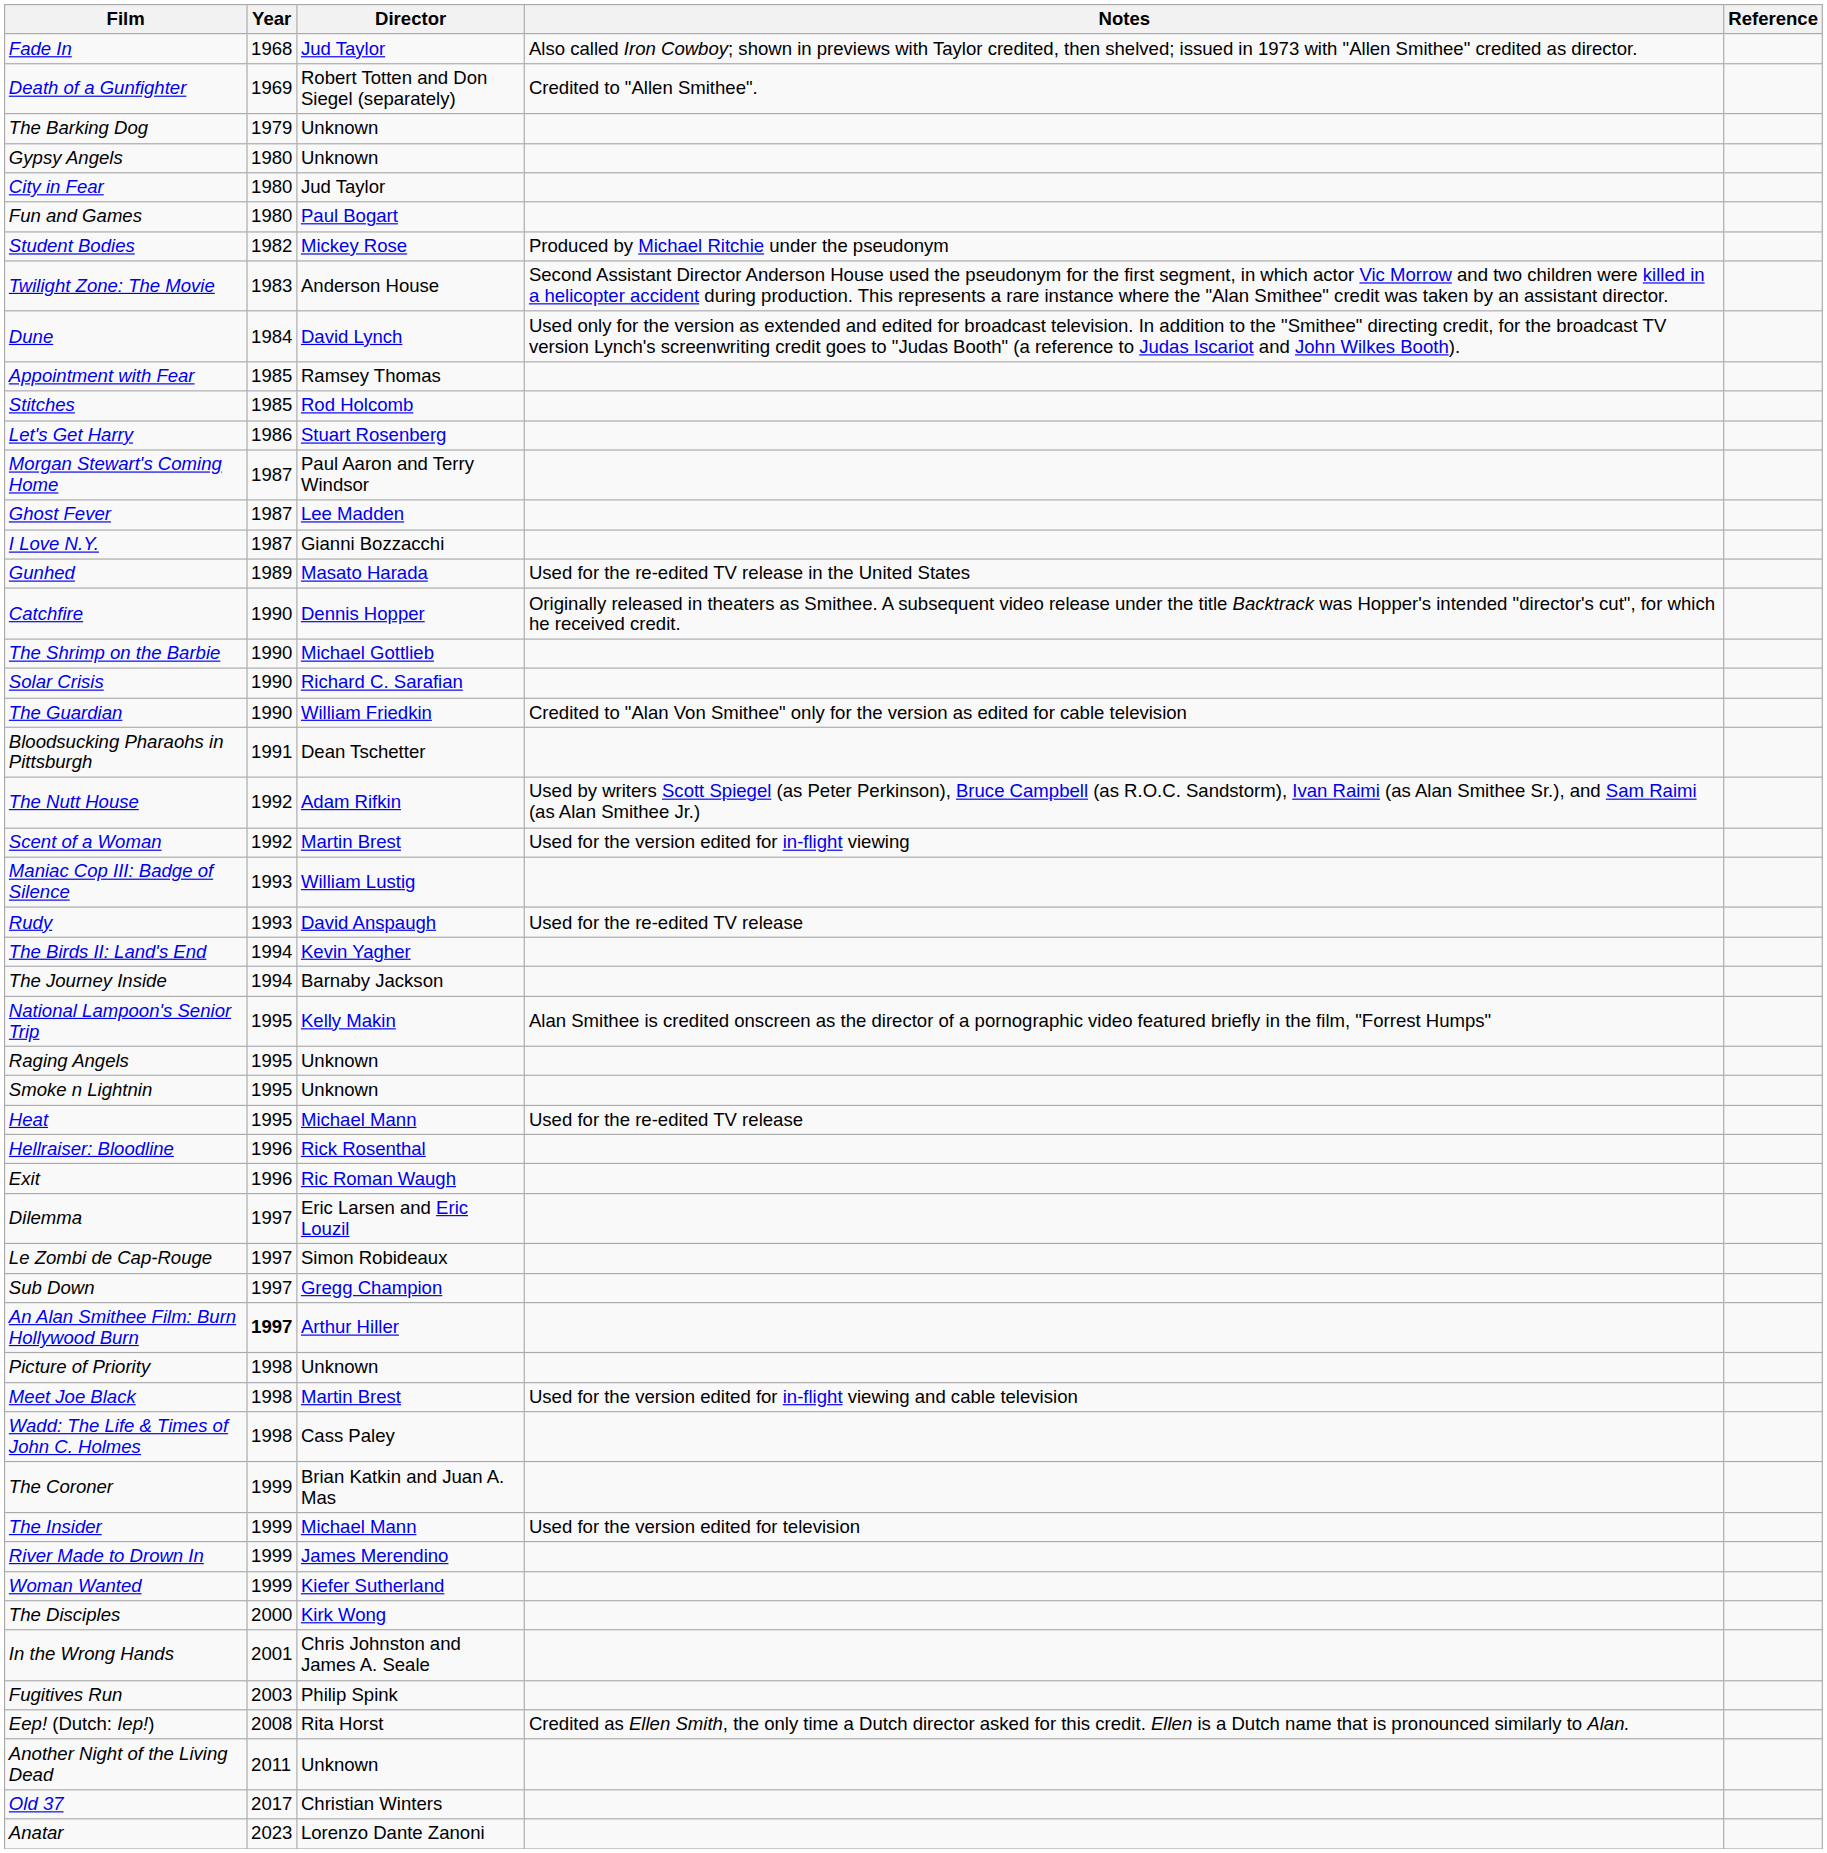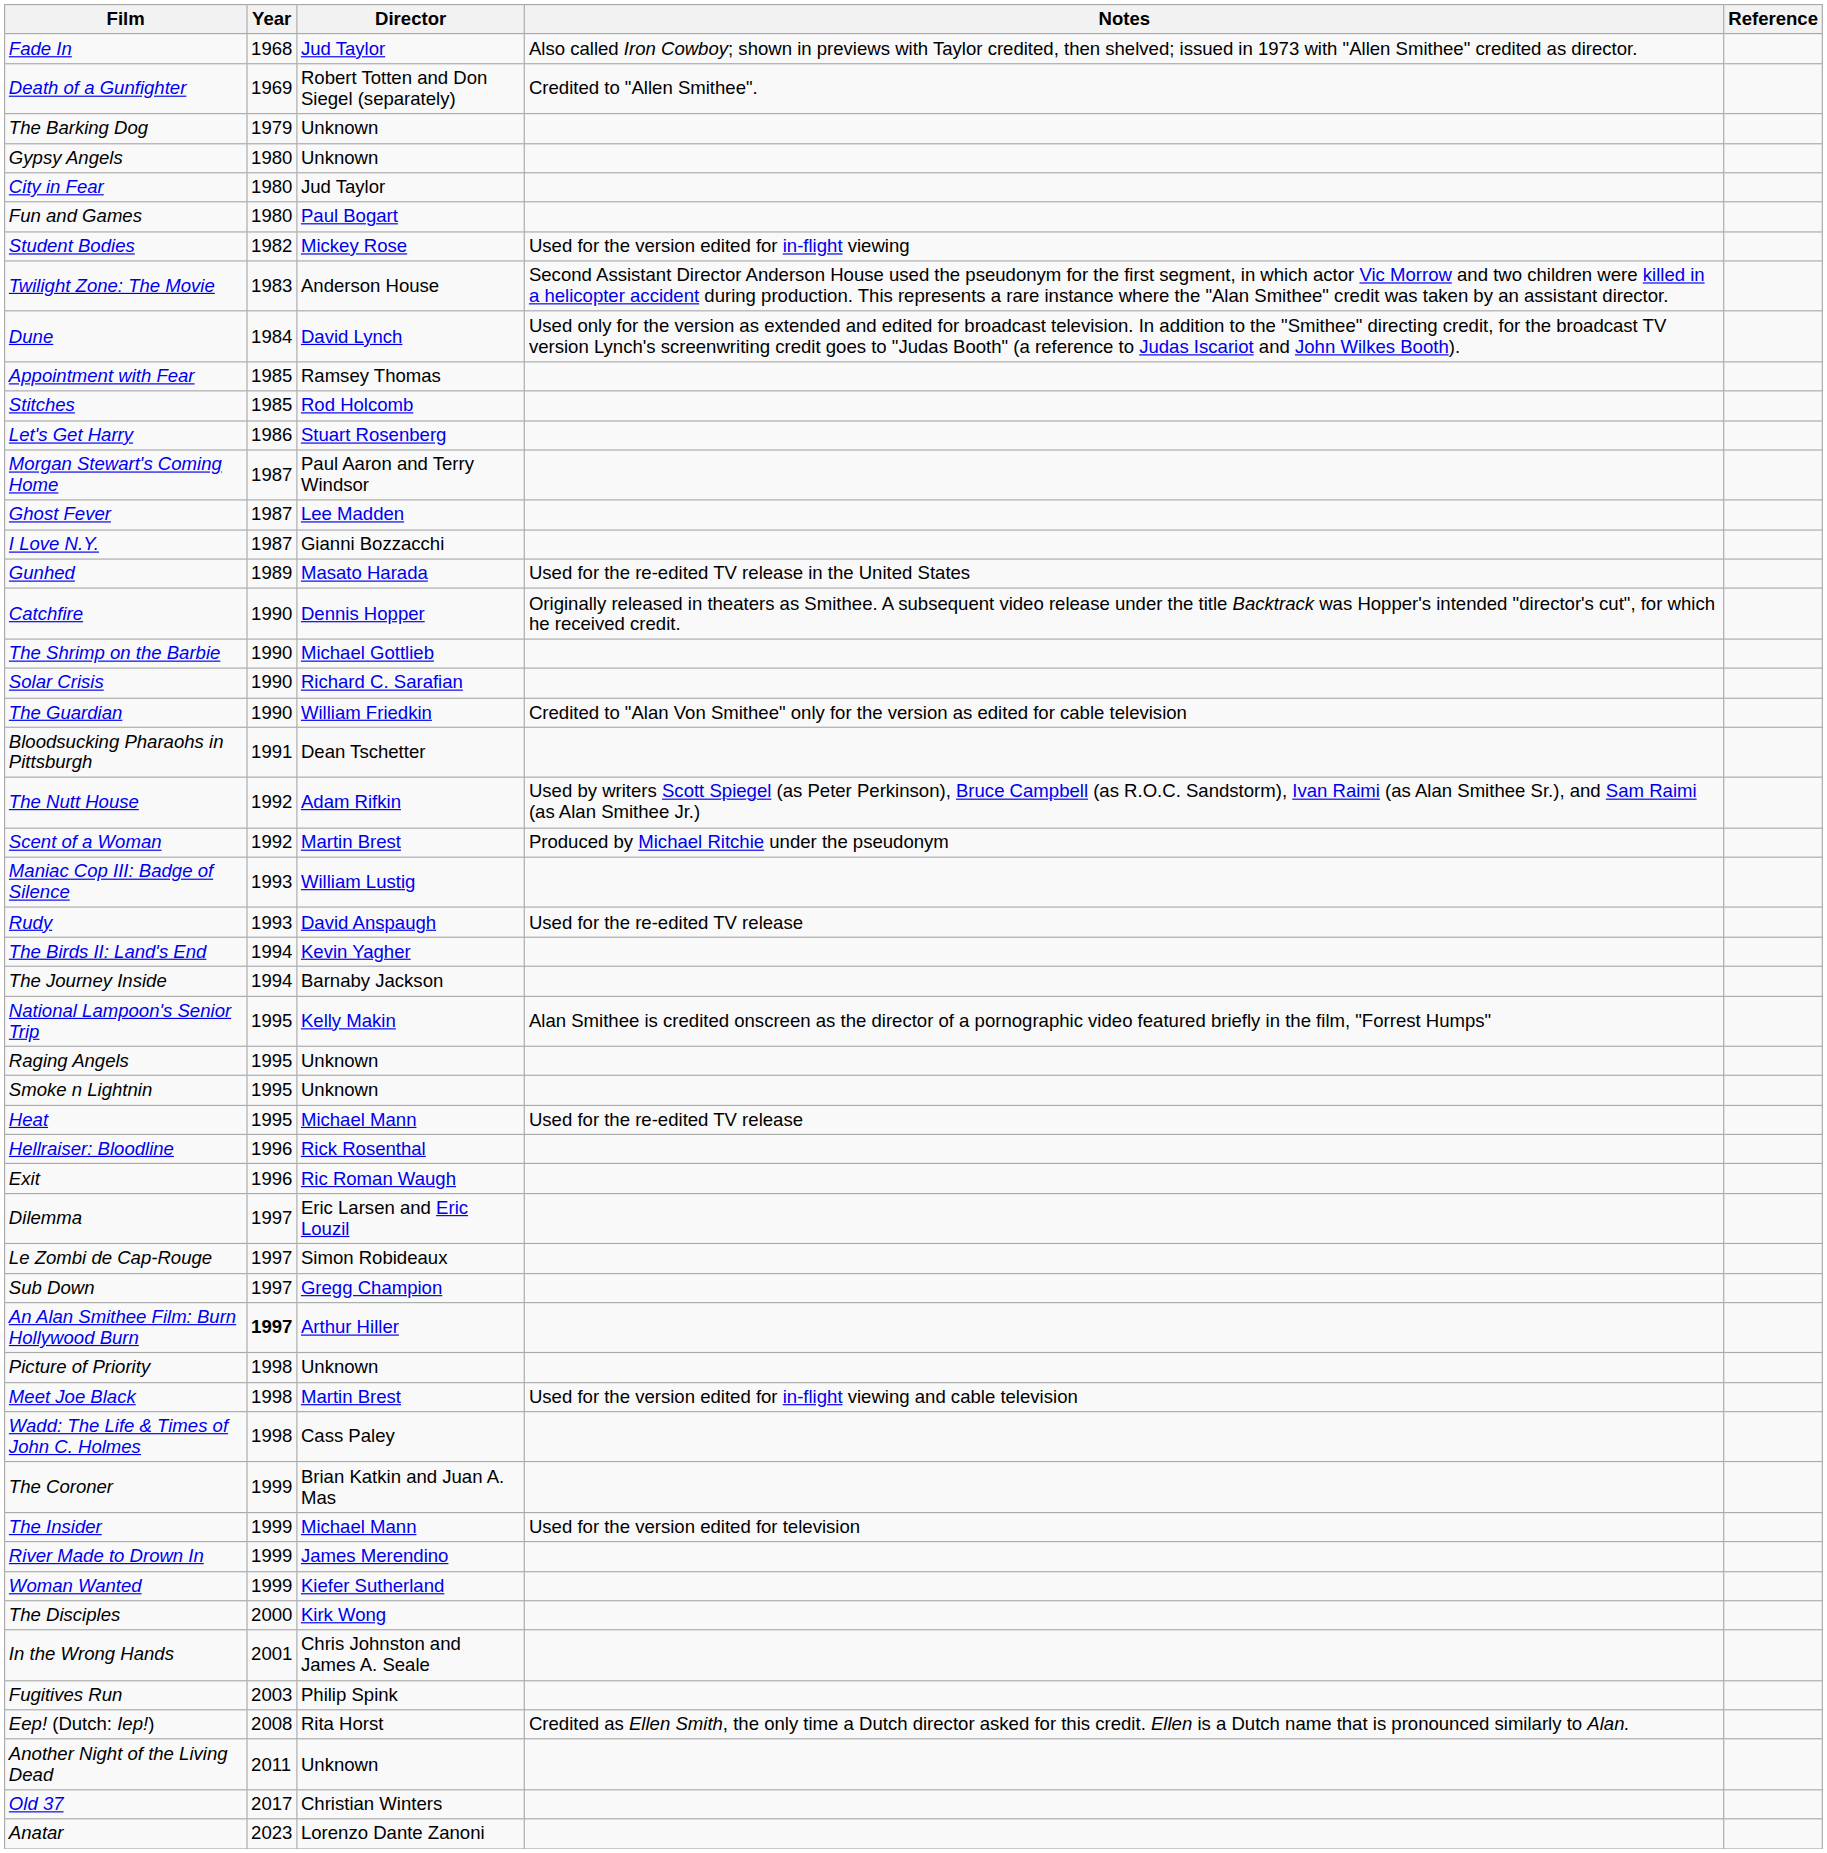(739, 246) Produced by Michael Ritchie under the pseudonym -> (719, 246) Used for the version edited for in-flight viewing
(719, 842) Used for the version edited for in-flight viewing -> (739, 842) Produced by Michael Ritchie under the pseudonym
